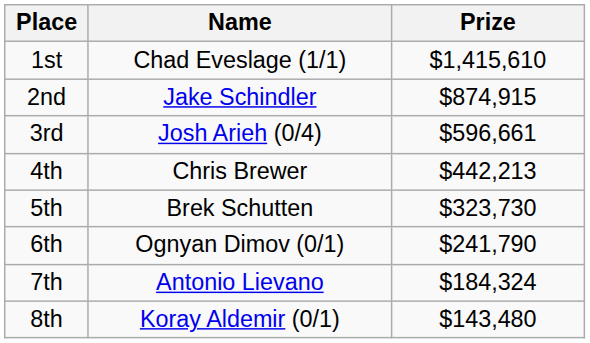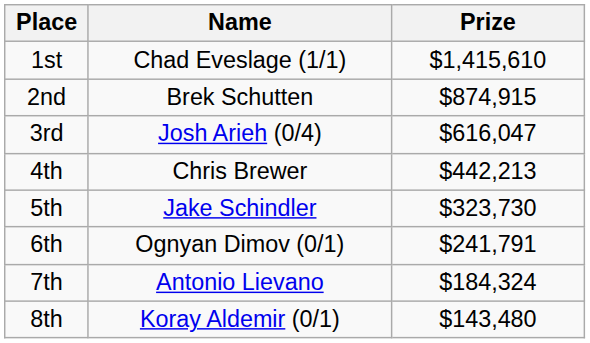(240, 97) Jake Schindler -> (240, 97) Brek Schutten
(488, 134) $596,661 -> (488, 134) $616,047
(240, 208) Brek Schutten -> (240, 208) Jake Schindler
(488, 245) $241,790 -> (488, 245) $241,791
